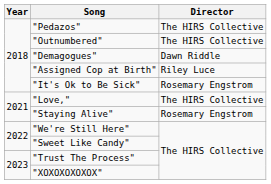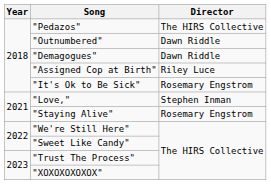(212, 41) The HIRS Collective -> (191, 41) Dawn Riddle
(212, 99) The HIRS Collective -> (196, 99) Stephen Inman
